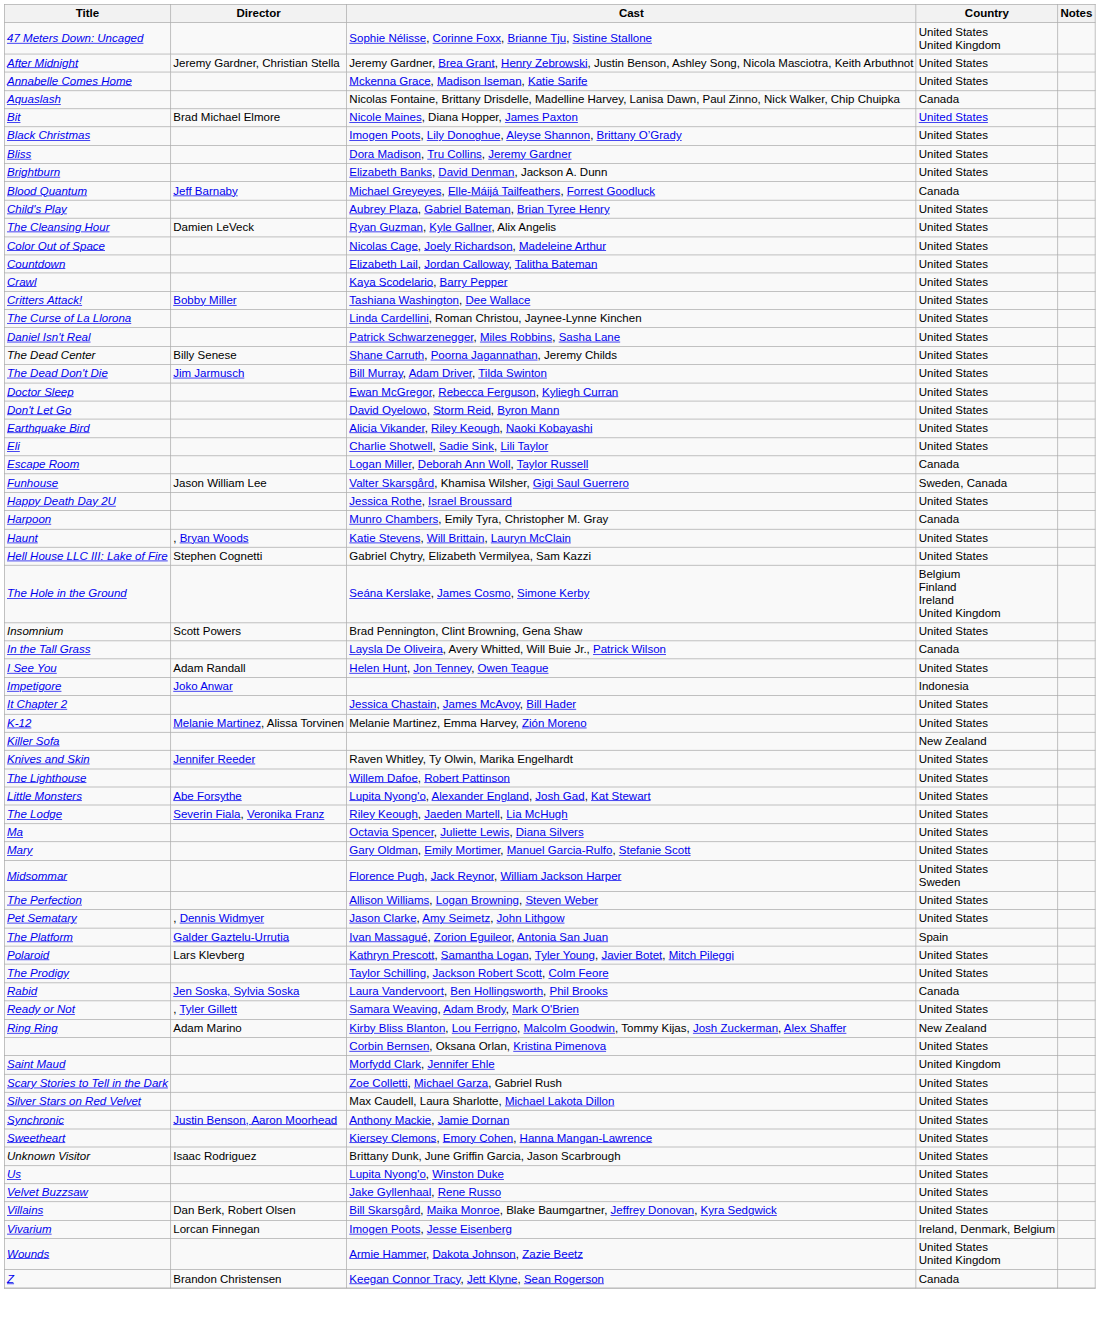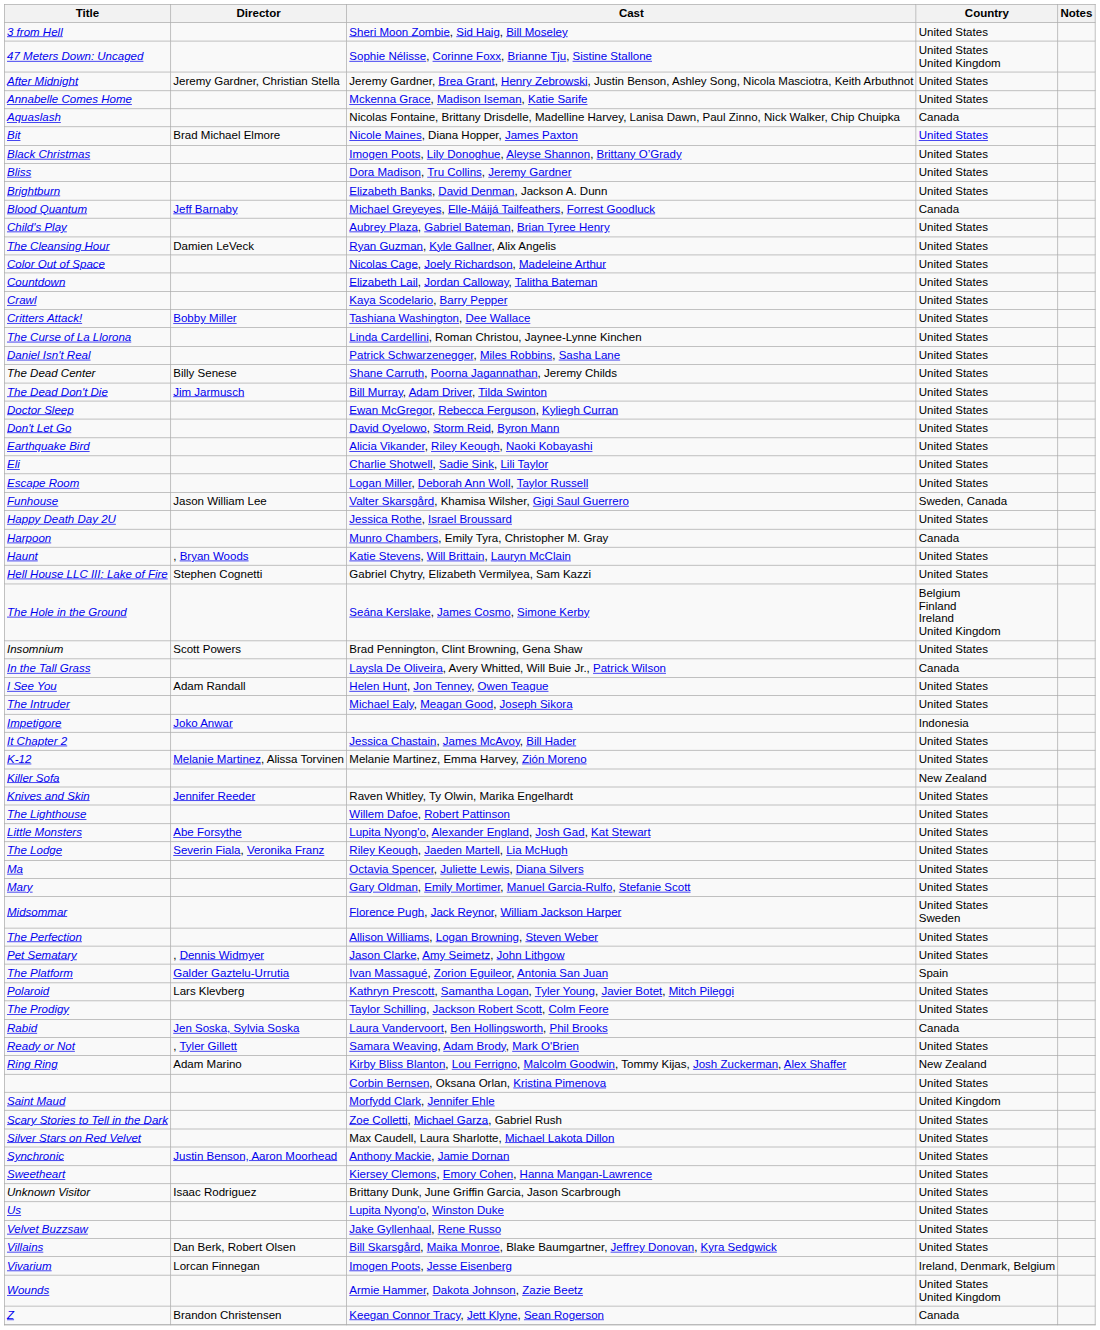+ row: (35, 31)
(939, 465) Canada -> (953, 483) United States
+ row: (38, 704)
